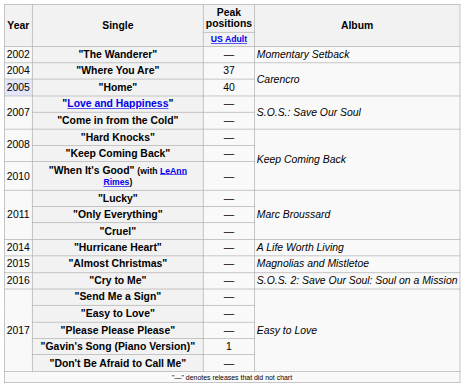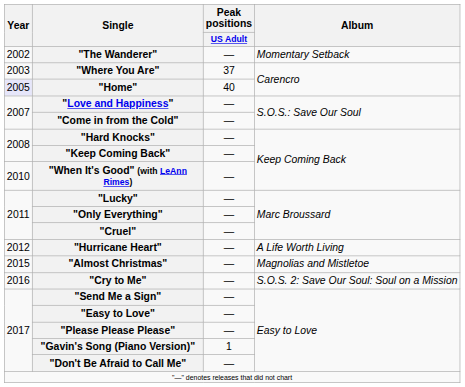(18, 71) 2004 -> (18, 71) 2003
(18, 247) 2014 -> (18, 247) 2012
